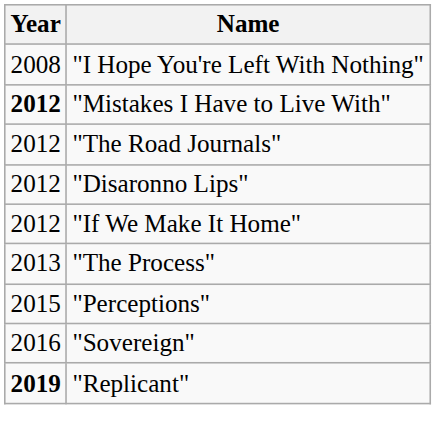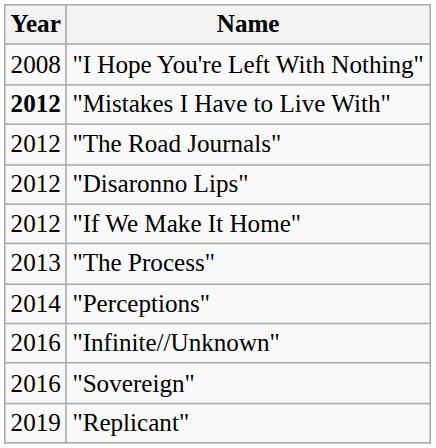(36, 303) 2015 -> (36, 303) 2014
+ row: (176, 343)
(36, 382) bold -> (36, 422) normal
